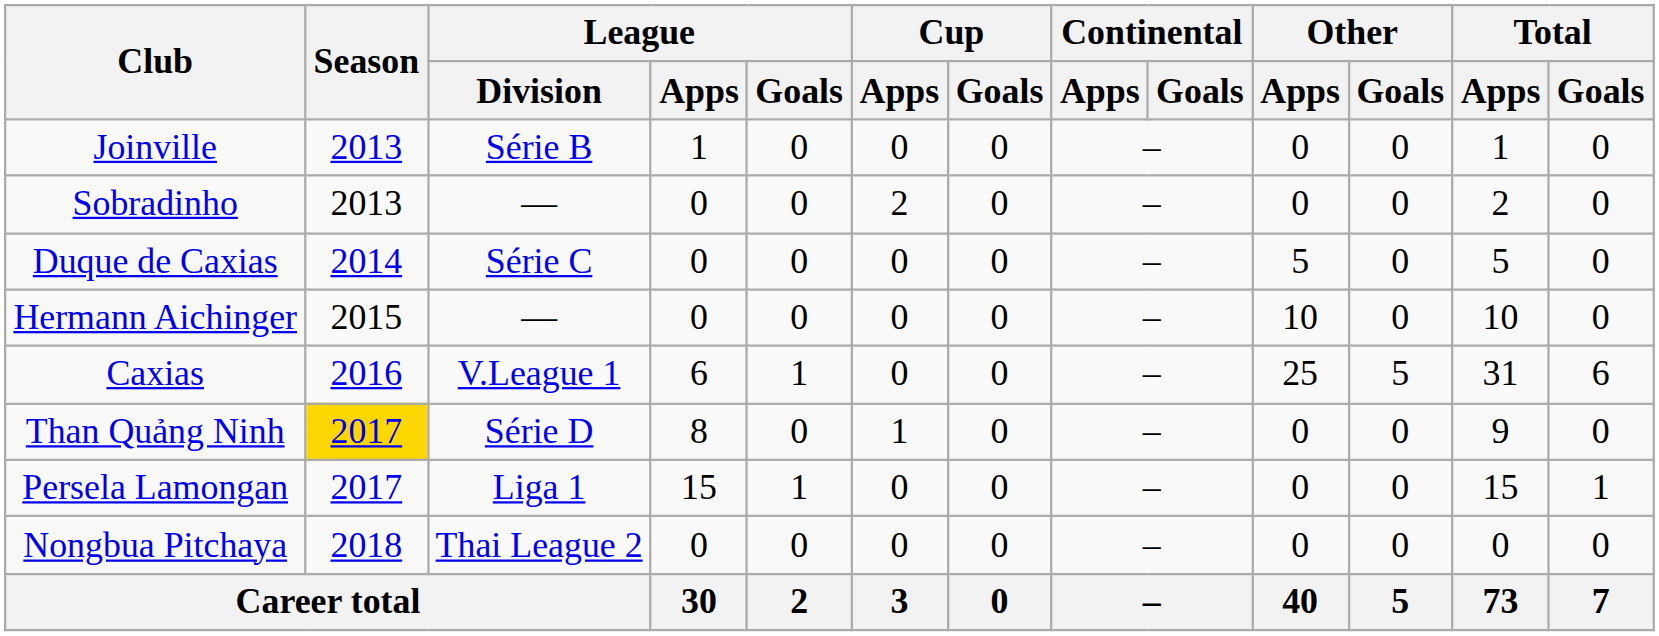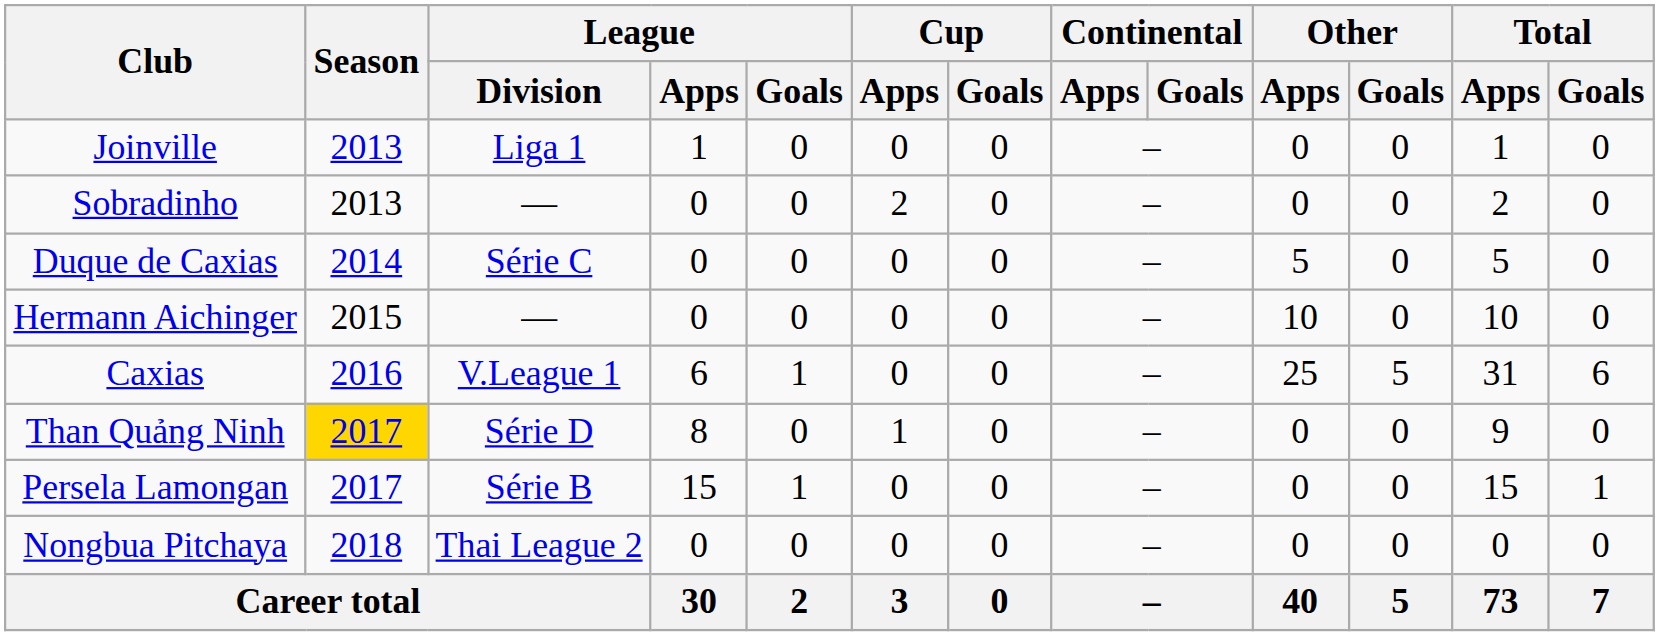(539, 146) Série B -> (539, 146) Liga 1
(539, 487) Liga 1 -> (539, 487) Série B
